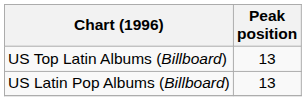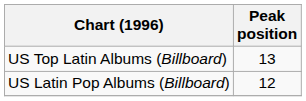(267, 83) 13 -> (267, 83) 12
